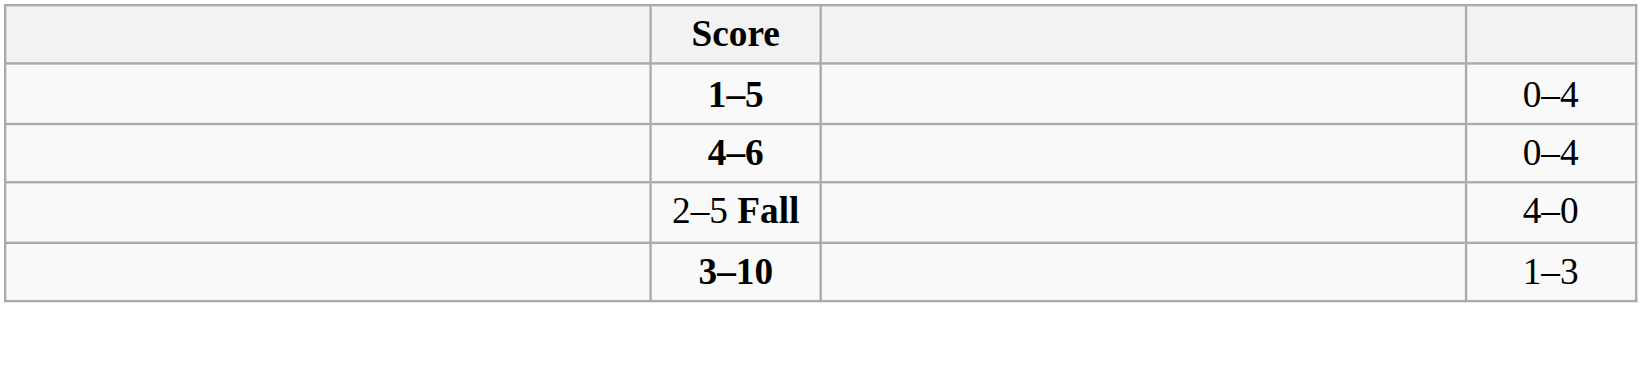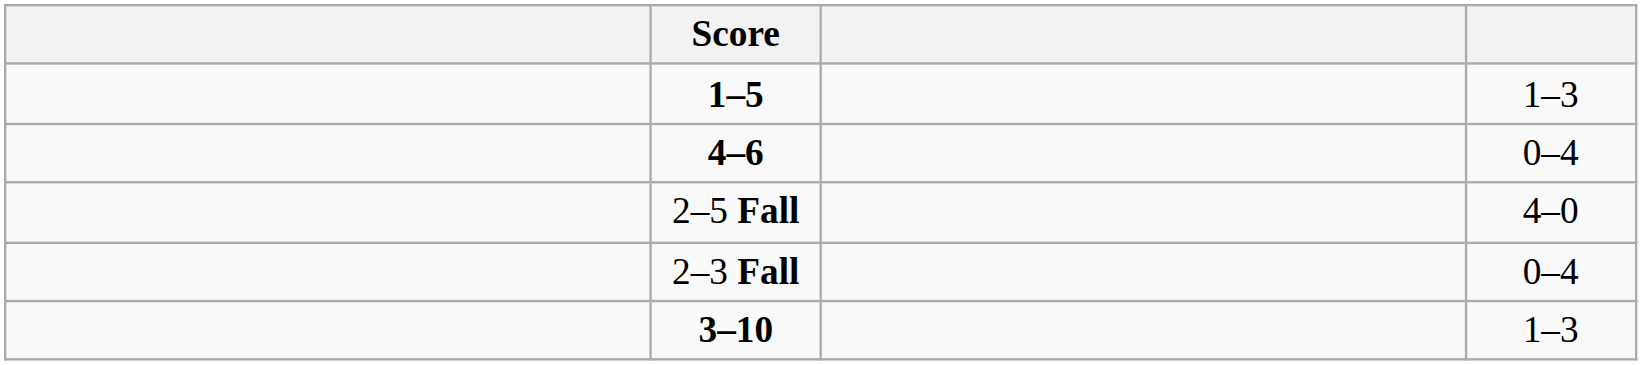(1551, 93) 0–4 -> (1551, 93) 1–3
+ row: (736, 270)
